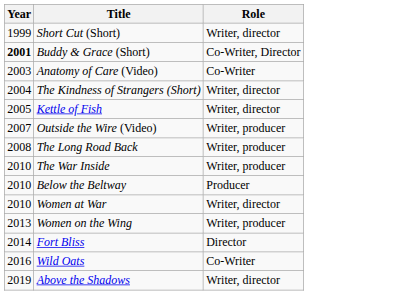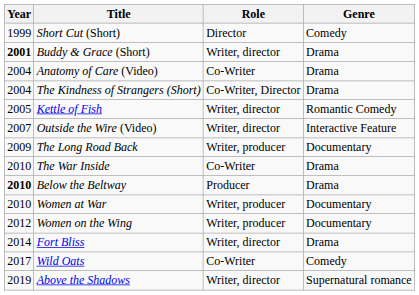+ column: (359, 14)
(243, 33) Writer, director -> (226, 33) Director
(253, 52) Co-Writer, Director -> (243, 52) Writer, director
(19, 71) 2003 -> (19, 71) 2004
(243, 90) Writer, director -> (253, 90) Co-Writer, Director
(246, 128) Writer, producer -> (243, 128) Writer, director
(19, 147) 2008 -> (19, 147) 2009
(246, 166) Writer, producer -> (231, 166) Co-Writer
(19, 185) normal -> (19, 185) bold
(243, 204) Writer, director -> (246, 204) Writer, producer
(19, 223) 2013 -> (19, 223) 2012
(226, 242) Director -> (243, 242) Writer, director
(19, 261) 2016 -> (19, 261) 2017
